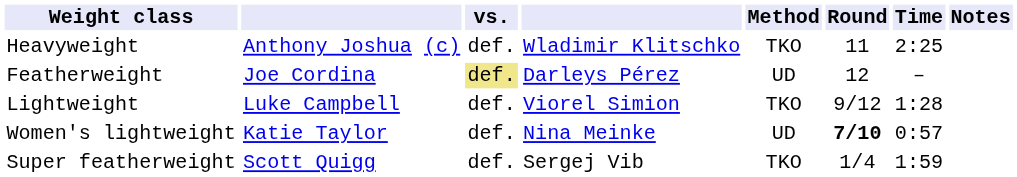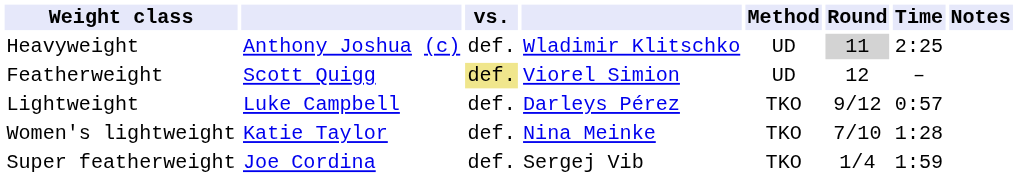(784, 46) TKO -> (784, 46) UD
(857, 46) no background -> (857, 46) lightgrey background
(309, 76) Joe Cordina -> (309, 76) Scott Quigg
(601, 76) Darleys Pérez -> (601, 76) Viorel Simion
(601, 105) Viorel Simion -> (601, 105) Darleys Pérez
(919, 105) 1:28 -> (919, 105) 0:57
(784, 134) UD -> (784, 134) TKO
(857, 134) bold -> (857, 134) normal
(919, 134) 0:57 -> (919, 134) 1:28
(309, 163) Scott Quigg -> (309, 163) Joe Cordina
